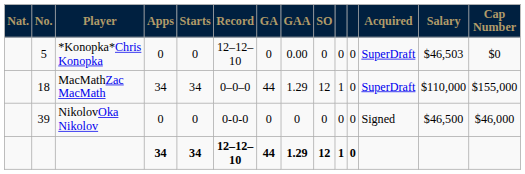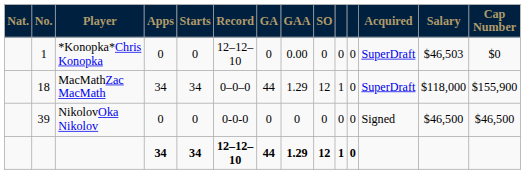(44, 53) 5 -> (44, 53) 1
(444, 86) $110,000 -> (444, 86) $118,000
(495, 86) $155,000 -> (495, 86) $155,900
(495, 119) $46,000 -> (495, 119) $46,500
